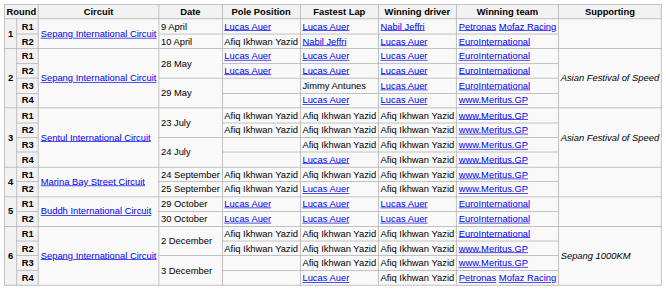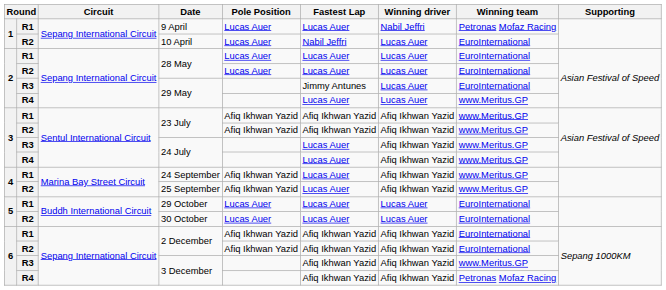(261, 41) Afiq Ikhwan Yazid -> (248, 41) Lucas Auer
(339, 144) Afiq Ikhwan Yazid -> (326, 144) Lucas Auer
(339, 174) Afiq Ikhwan Yazid -> (326, 174) Lucas Auer
(493, 248) www.Meritus.GP -> (494, 248) EuroInternational
(326, 278) Lucas Auer -> (339, 278) Afiq Ikhwan Yazid
